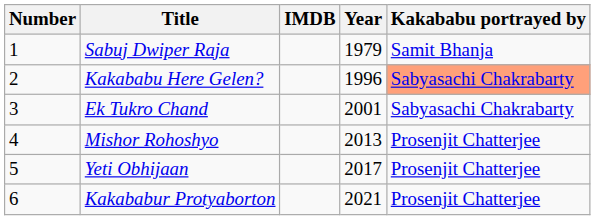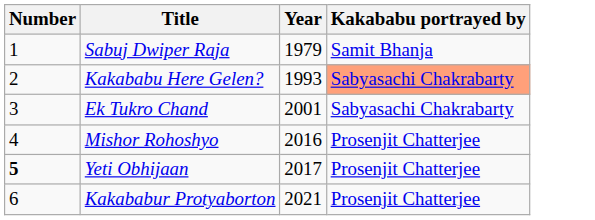- column: (310, 19)
(363, 79) 1996 -> (303, 79) 1993
(363, 139) 2013 -> (303, 139) 2016
(14, 169) normal -> (14, 169) bold
